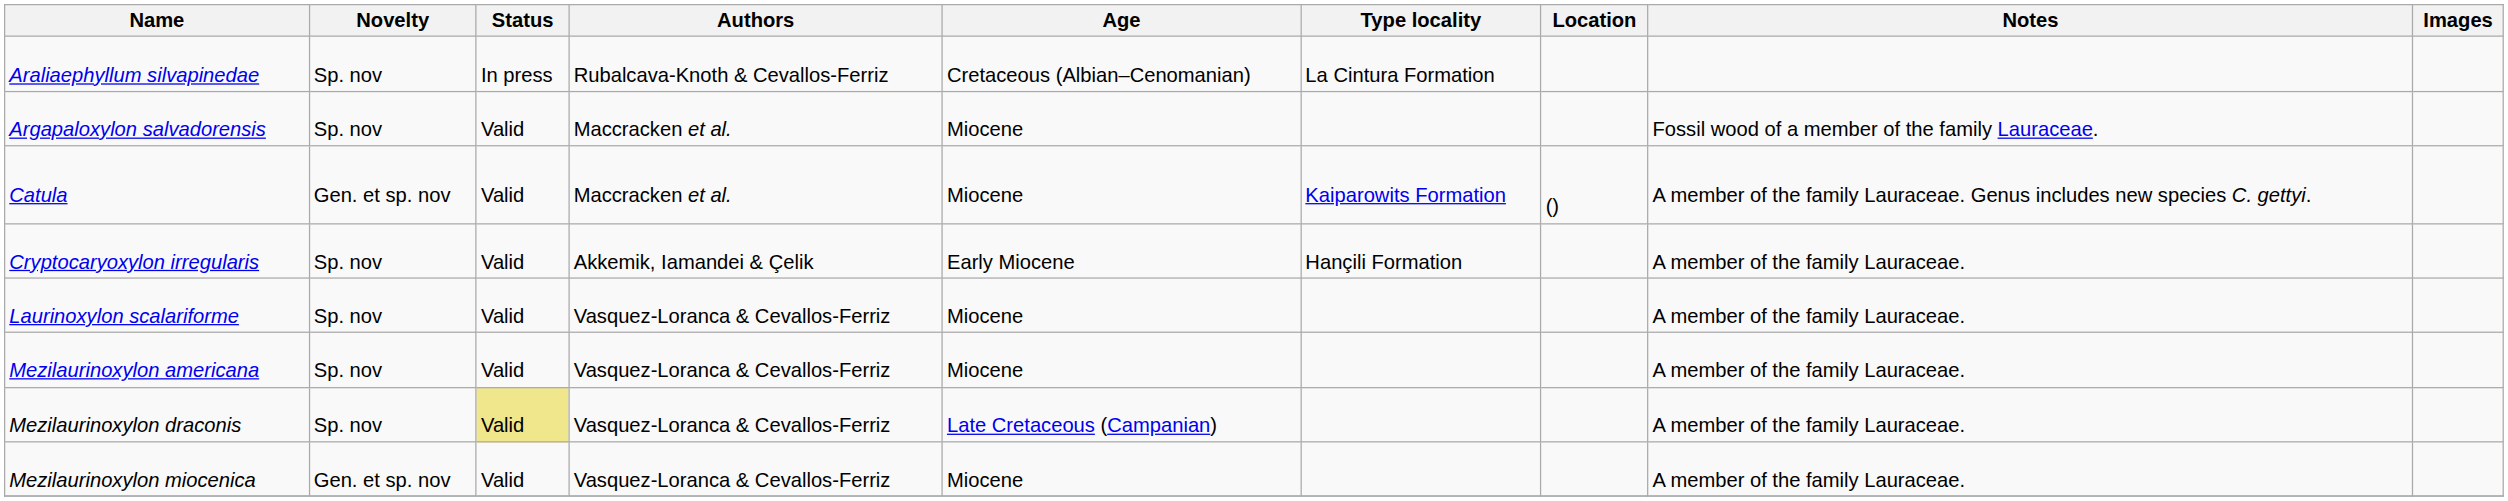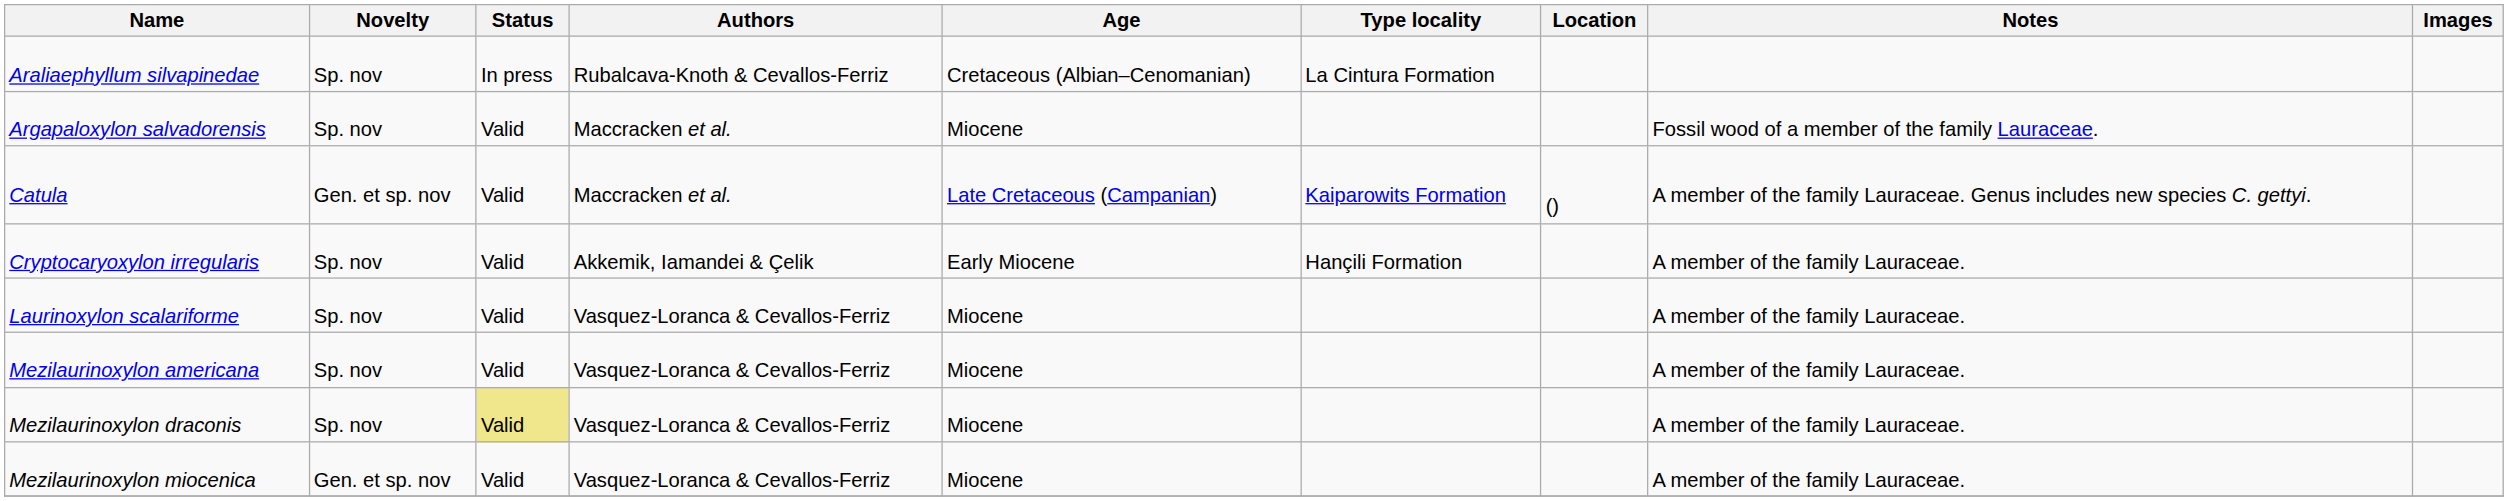(985, 195) Miocene -> (1082, 195) Late Cretaceous (Campanian)
(1082, 425) Late Cretaceous (Campanian) -> (985, 425) Miocene
